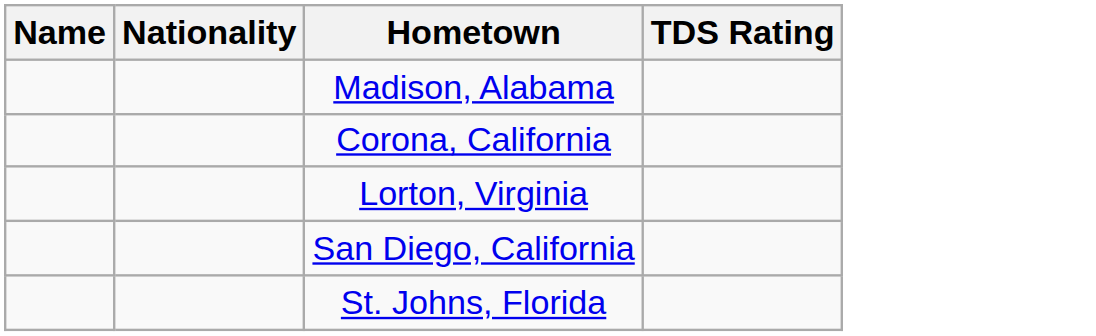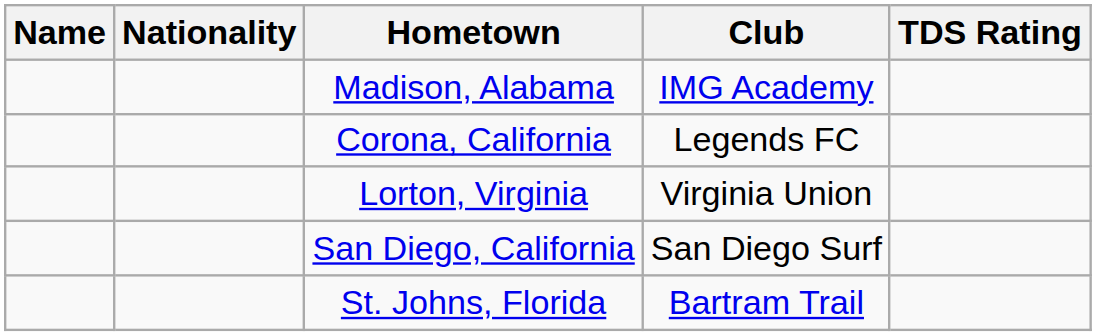+ column: (766, 33)
